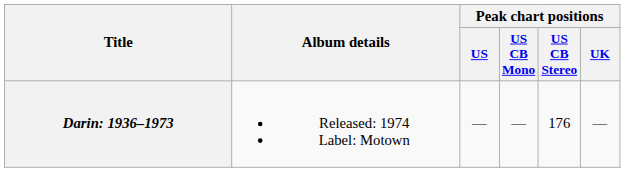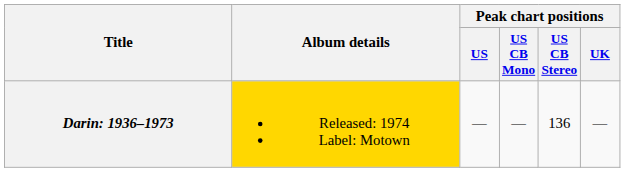(346, 132) no background -> (346, 132) gold background
(559, 123) 176 -> (559, 123) 136
